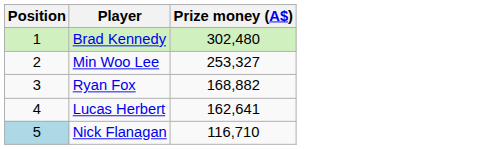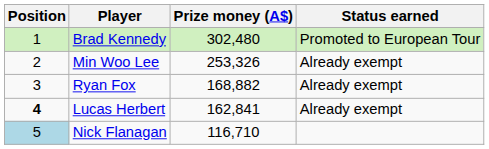+ column: (390, 16)
(233, 62) 253,327 -> (233, 62) 253,326
(37, 109) normal -> (37, 109) bold
(233, 109) 162,641 -> (233, 109) 162,841
